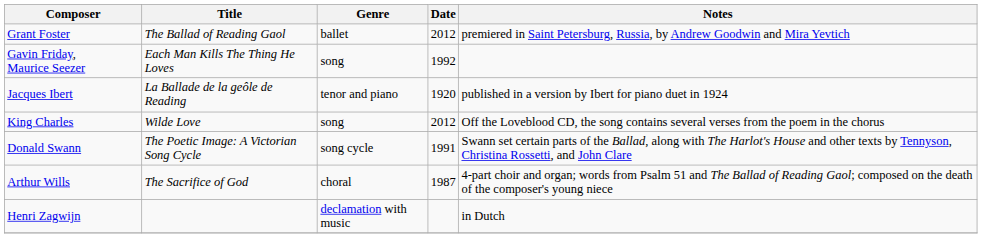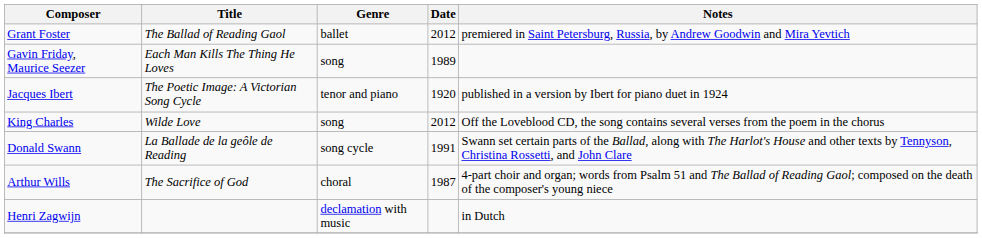(443, 61) 1992 -> (443, 61) 1989
(209, 94) La Ballade de la geôle de Reading -> (221, 94) The Poetic Image: A Victorian Song Cycle
(221, 148) The Poetic Image: A Victorian Song Cycle -> (209, 148) La Ballade de la geôle de Reading
